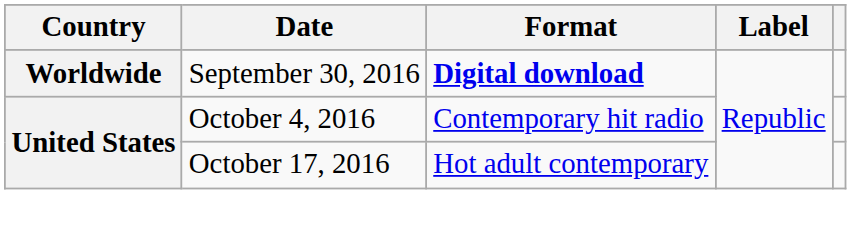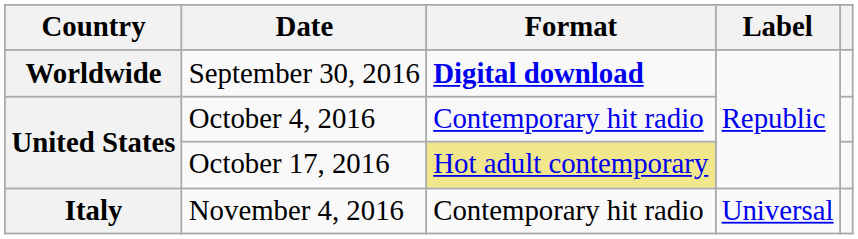(571, 164) no background -> (571, 164) khaki background
+ row: (296, 210)
